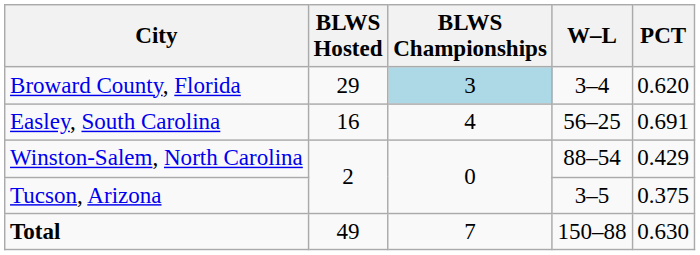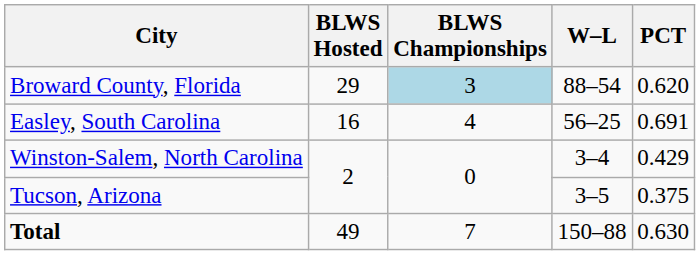(592, 85) 3–4 -> (592, 85) 88–54
(592, 158) 88–54 -> (592, 158) 3–4
